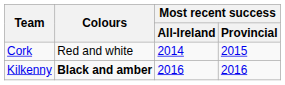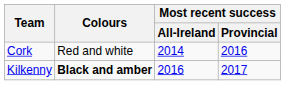(234, 51) 2015 -> (234, 51) 2016
(234, 70) 2016 -> (234, 70) 2017
